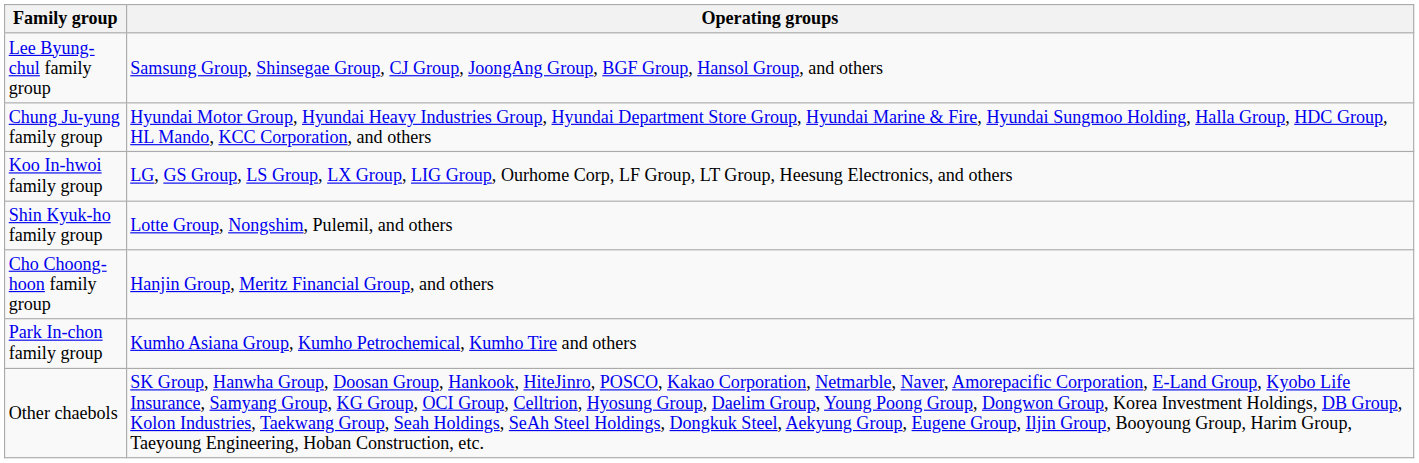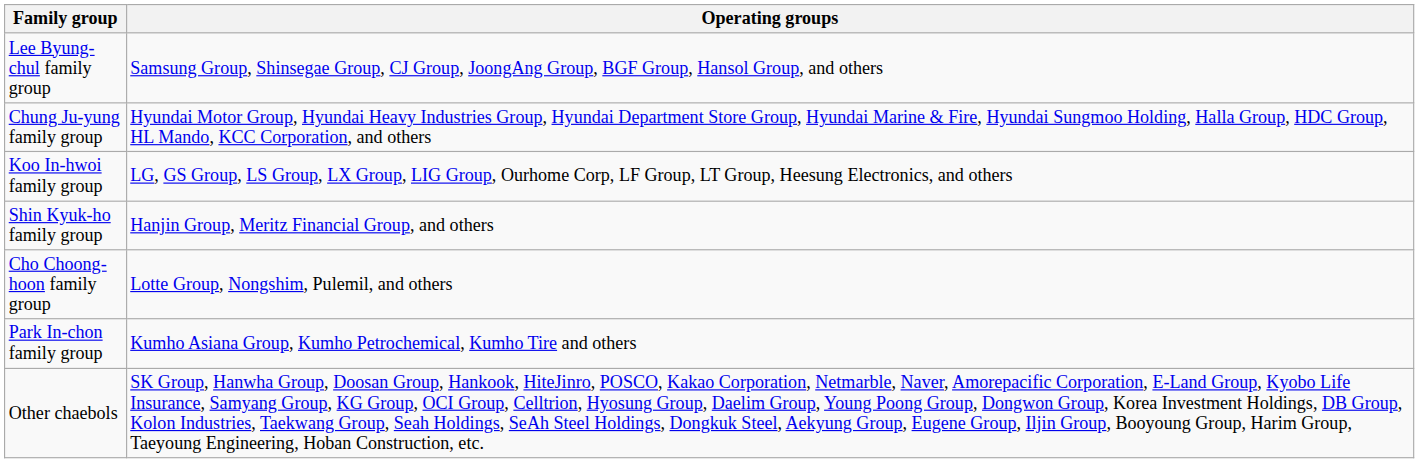(291, 225) Lotte Group, Nongshim, Pulemil, and others -> (312, 225) Hanjin Group, Meritz Financial Group, and others
(312, 284) Hanjin Group, Meritz Financial Group, and others -> (291, 284) Lotte Group, Nongshim, Pulemil, and others
